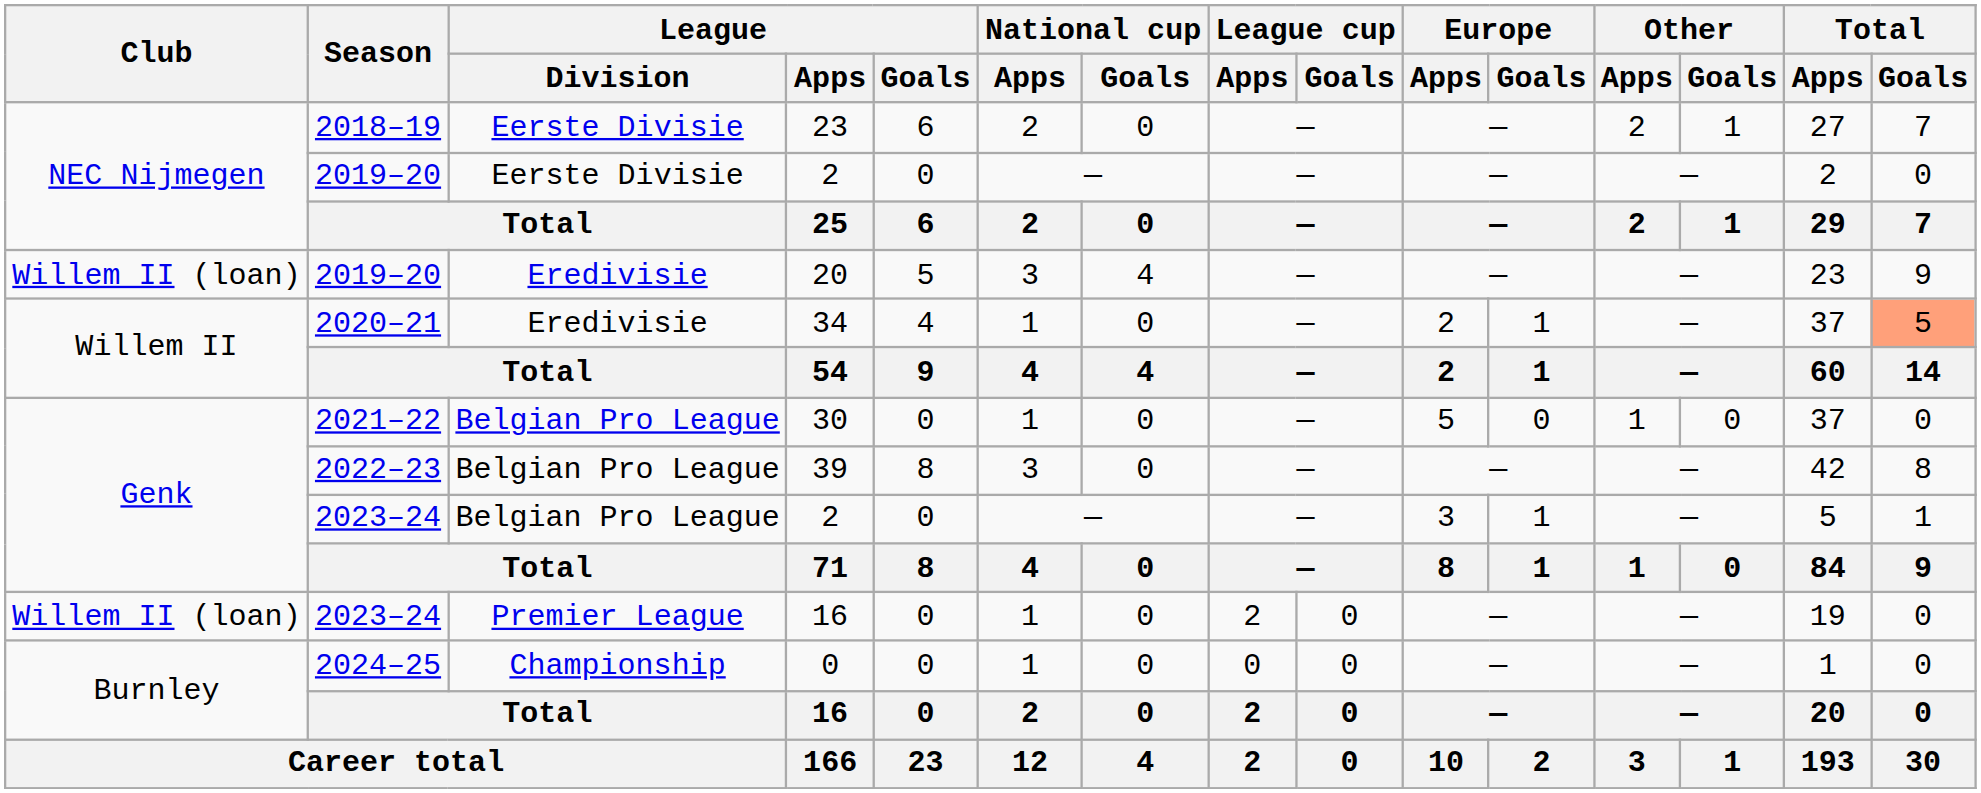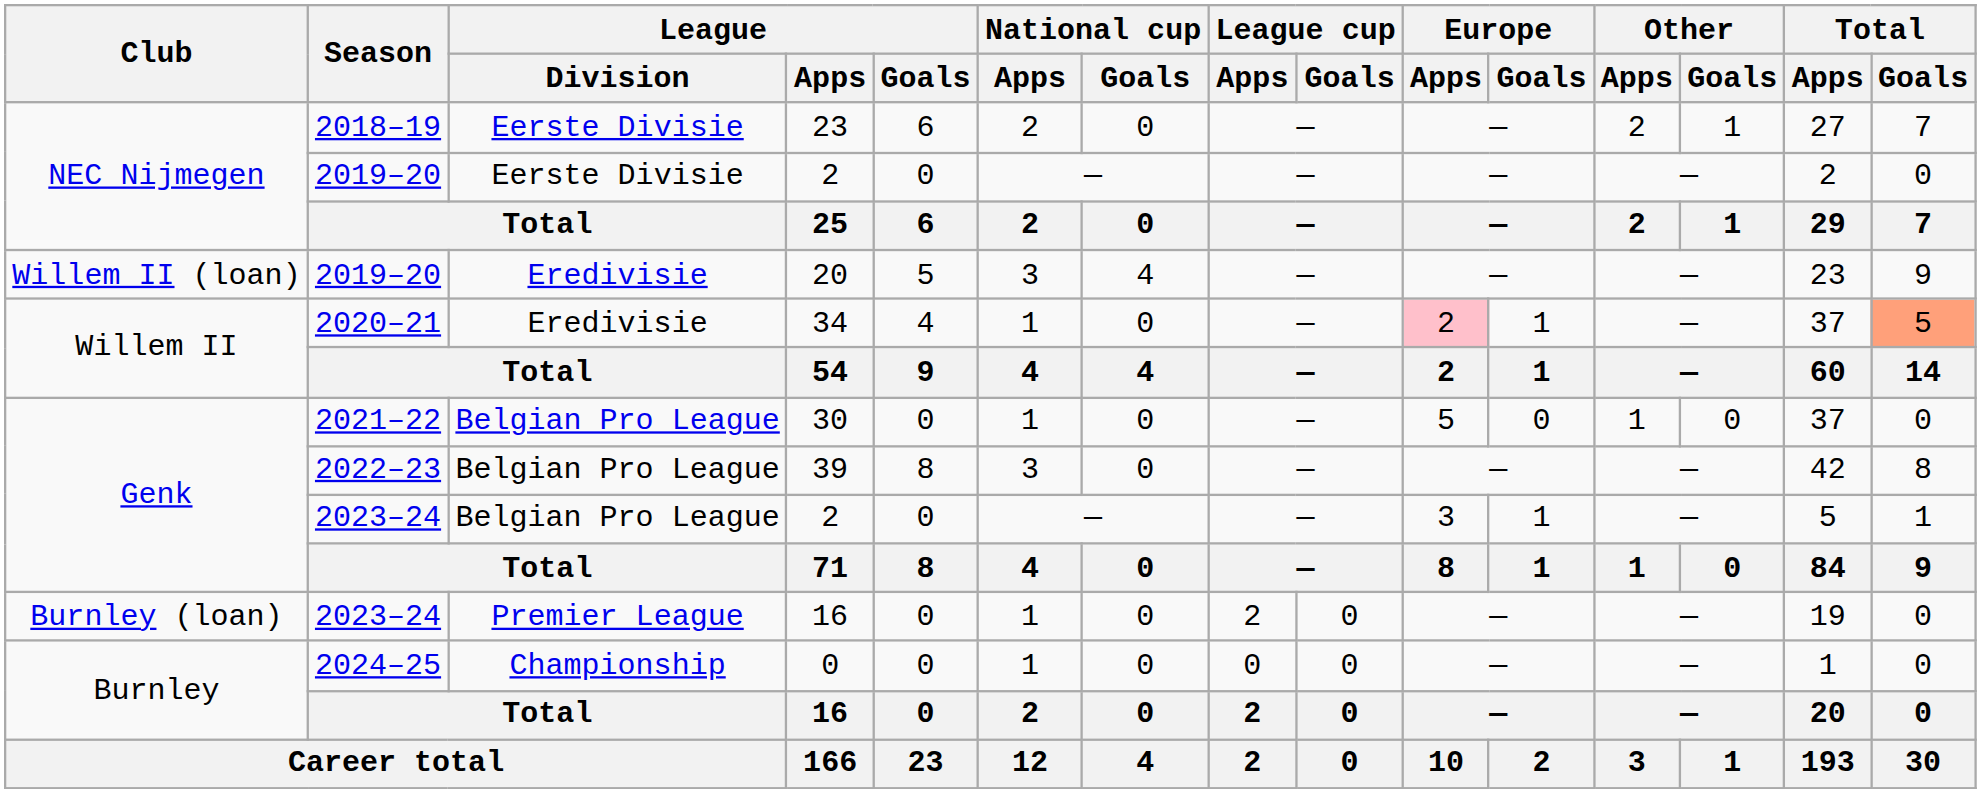(1446, 323) no background -> (1446, 323) pink background
(156, 617) Willem II (loan) -> (156, 617) Burnley (loan)
